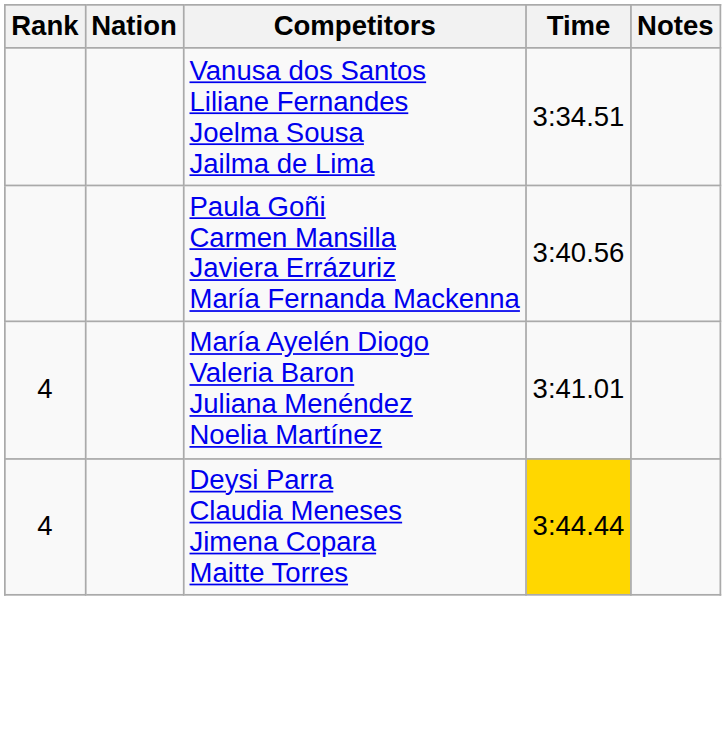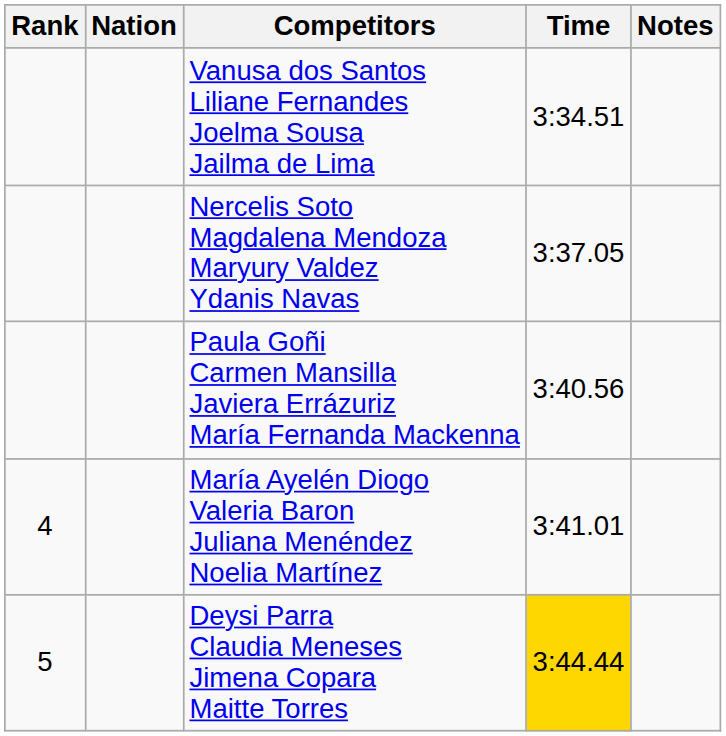+ row: (318, 252)
(45, 525) 4 -> (45, 662) 5
